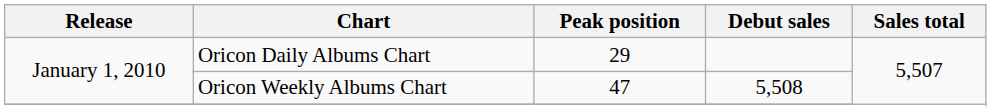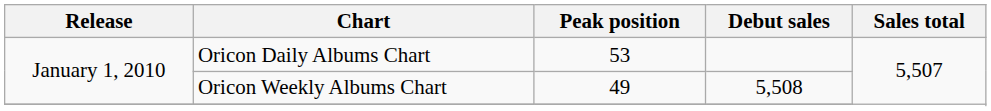(620, 54) 29 -> (620, 54) 53
(620, 87) 47 -> (620, 87) 49
